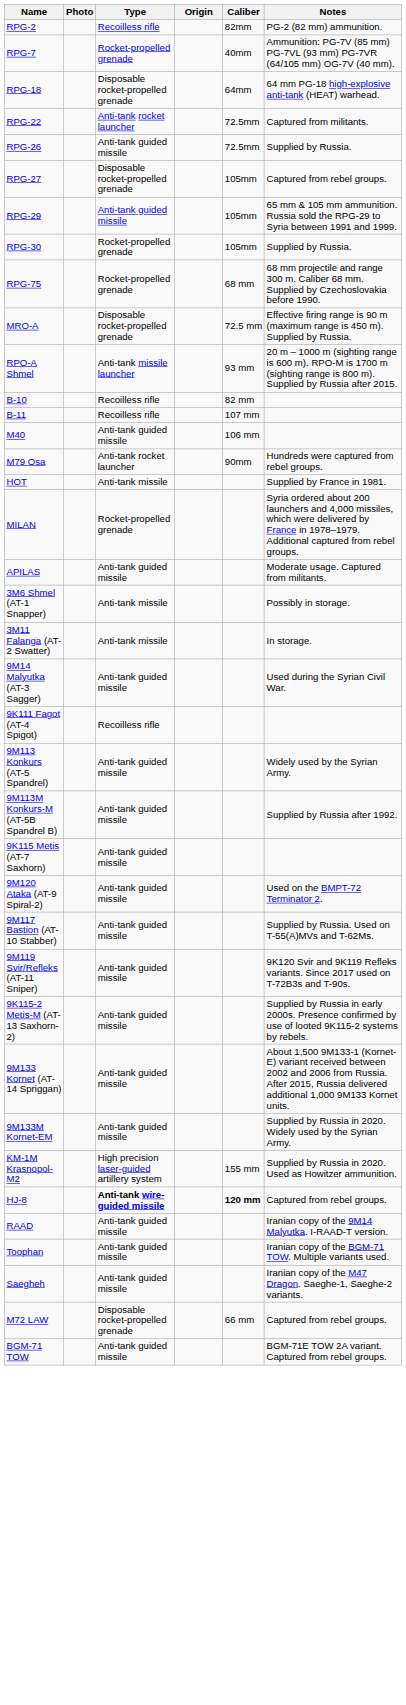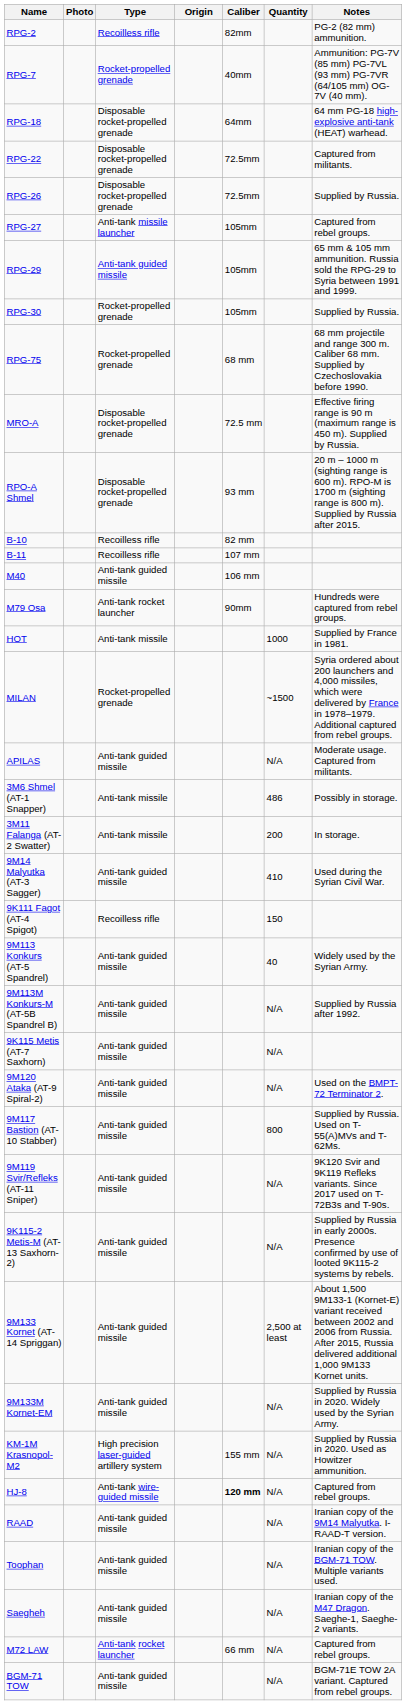+ column: (288, 12)
(131, 121) Anti-tank rocket launcher -> (132, 159) Disposable rocket-propelled grenade
(132, 147) Anti-tank guided missile -> (132, 196) Disposable rocket-propelled grenade
(132, 179) Disposable rocket-propelled grenade -> (133, 227) Anti-tank missile launcher
(133, 368) Anti-tank missile launcher -> (132, 492) Disposable rocket-propelled grenade
(131, 1200) bold -> (128, 1491) normal
(132, 1320) Disposable rocket-propelled grenade -> (131, 1650) Anti-tank rocket launcher
